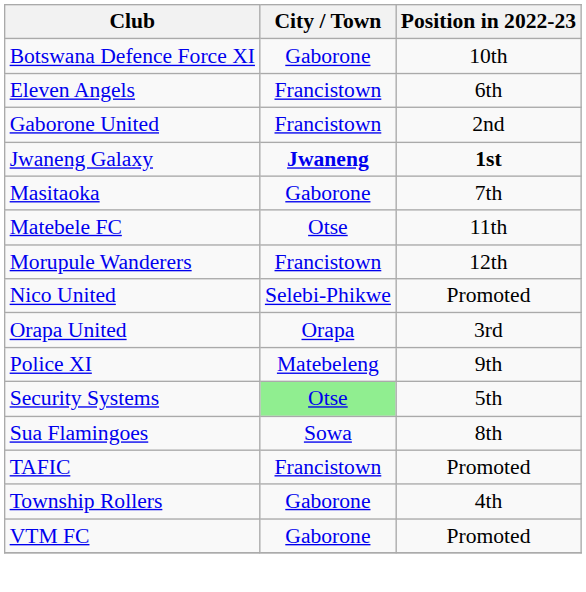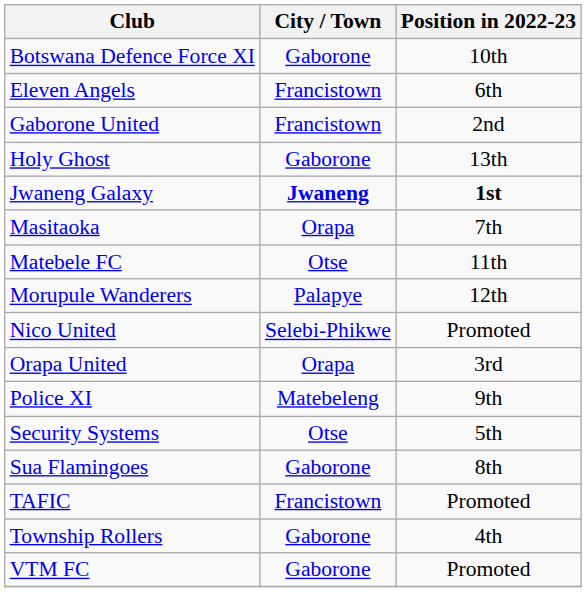+ row: (60, 158)
(328, 192) Gaborone -> (328, 227) Orapa
(328, 261) Francistown -> (328, 295) Palapye
(328, 398) lightgreen background -> (328, 432) no background
(328, 432) Sowa -> (328, 466) Gaborone
